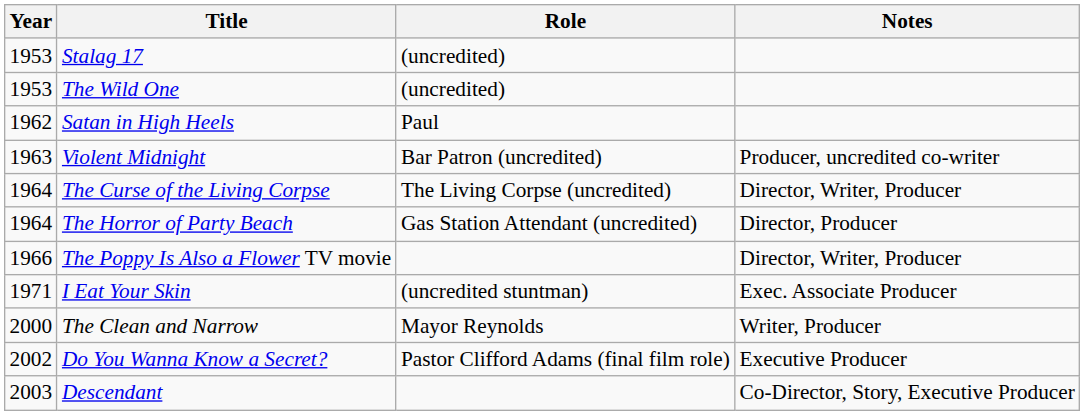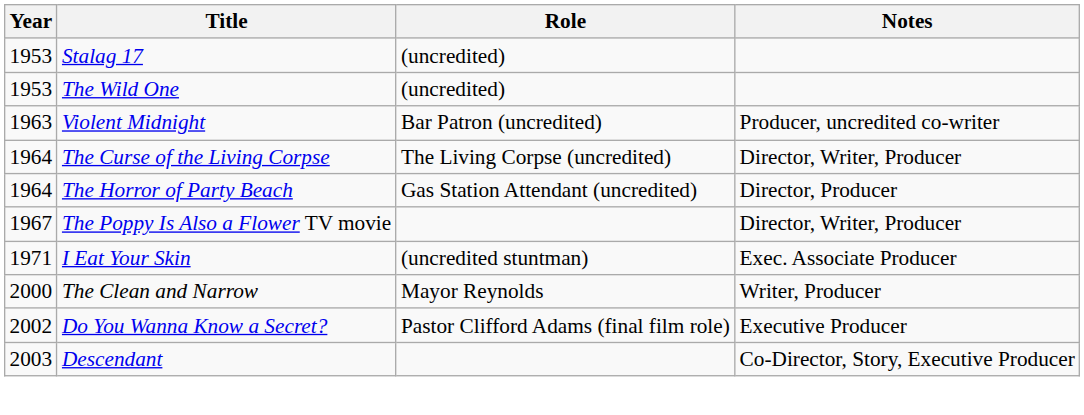- row: (148, 122)
(31, 257) 1966 -> (31, 223) 1967
